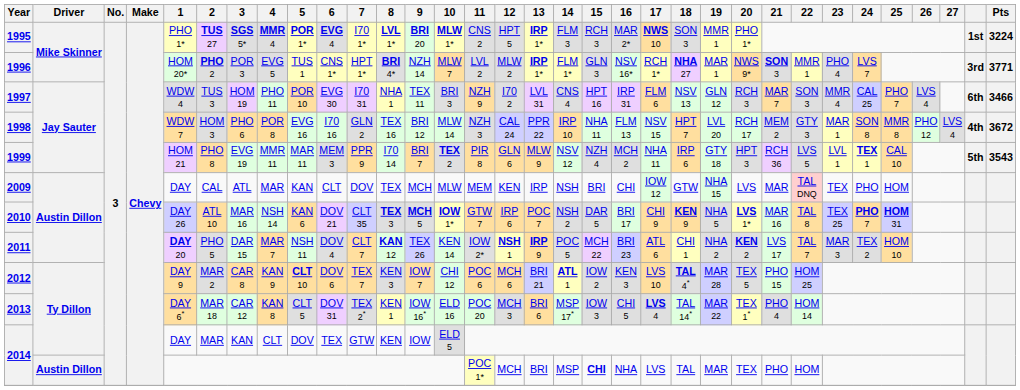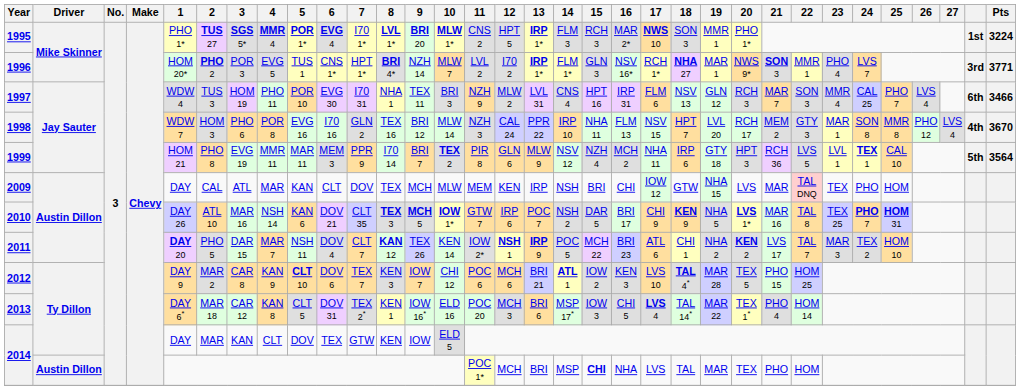(509, 67) MLW 2 -> (509, 67) I70 2
(509, 97) I70 2 -> (509, 97) MLW 2
(1001, 127) 3672 -> (1001, 127) 3670
(1001, 157) 3543 -> (1001, 157) 3564
